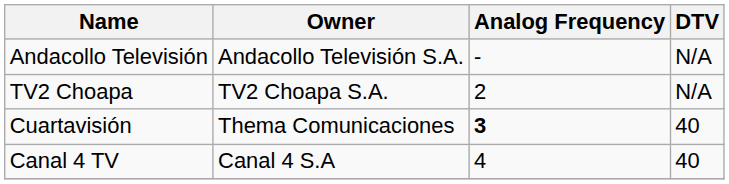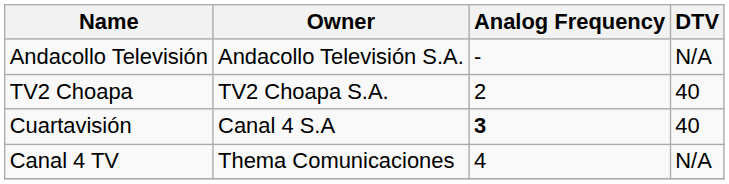(694, 91) N/A -> (687, 91) 40
(336, 126) Thema Comunicaciones -> (277, 126) Canal 4 S.A
(277, 160) Canal 4 S.A -> (336, 160) Thema Comunicaciones
(687, 160) 40 -> (694, 160) N/A
